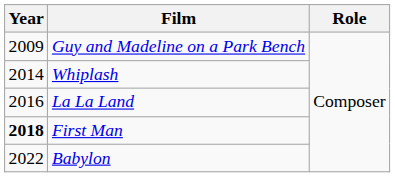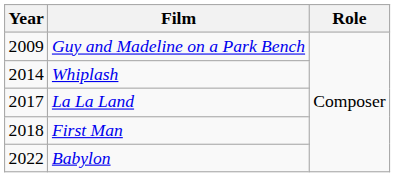(26, 102) 2016 -> (26, 102) 2017
(26, 130) bold -> (26, 130) normal
